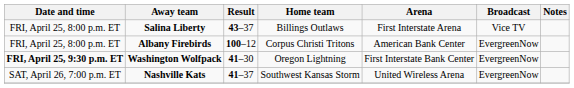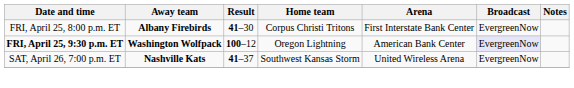- row: (175, 28)
(241, 43) 100–12 -> (241, 28) 41–30
(419, 43) American Bank Center -> (419, 28) First Interstate Bank Center
(241, 59) 41–30 -> (241, 43) 100–12
(419, 59) First Interstate Bank Center -> (419, 43) American Bank Center
(509, 59) no background -> (509, 43) lavender background
